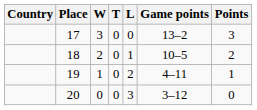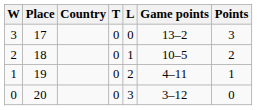columns swapped: (30, 14) <-> (100, 14)
